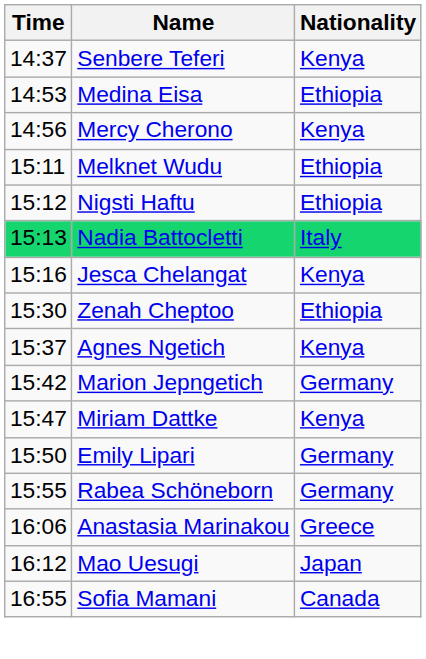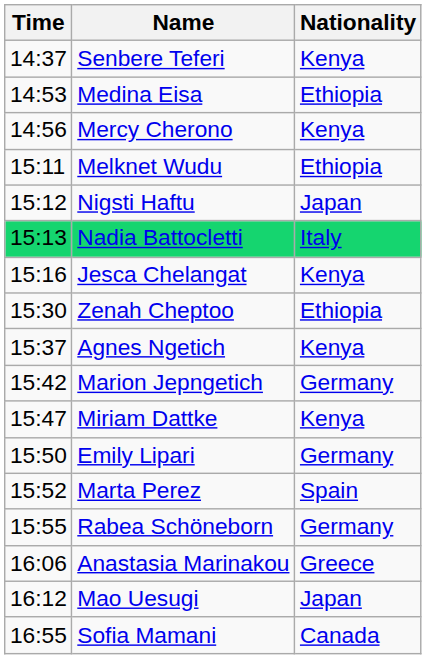(341, 202) Ethiopia -> (331, 202) Japan
+ row: (139, 490)
